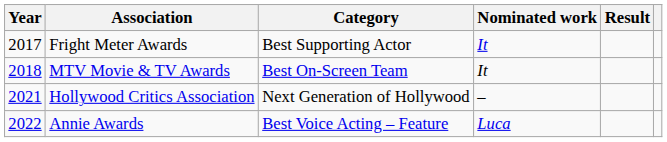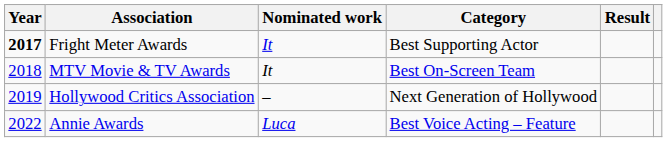columns swapped: (366, 17) <-> (537, 17)
(25, 44) normal -> (25, 44) bold
(25, 96) 2021 -> (25, 96) 2019
